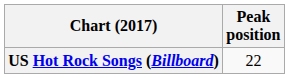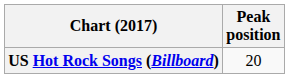(253, 60) 22 -> (253, 60) 20
